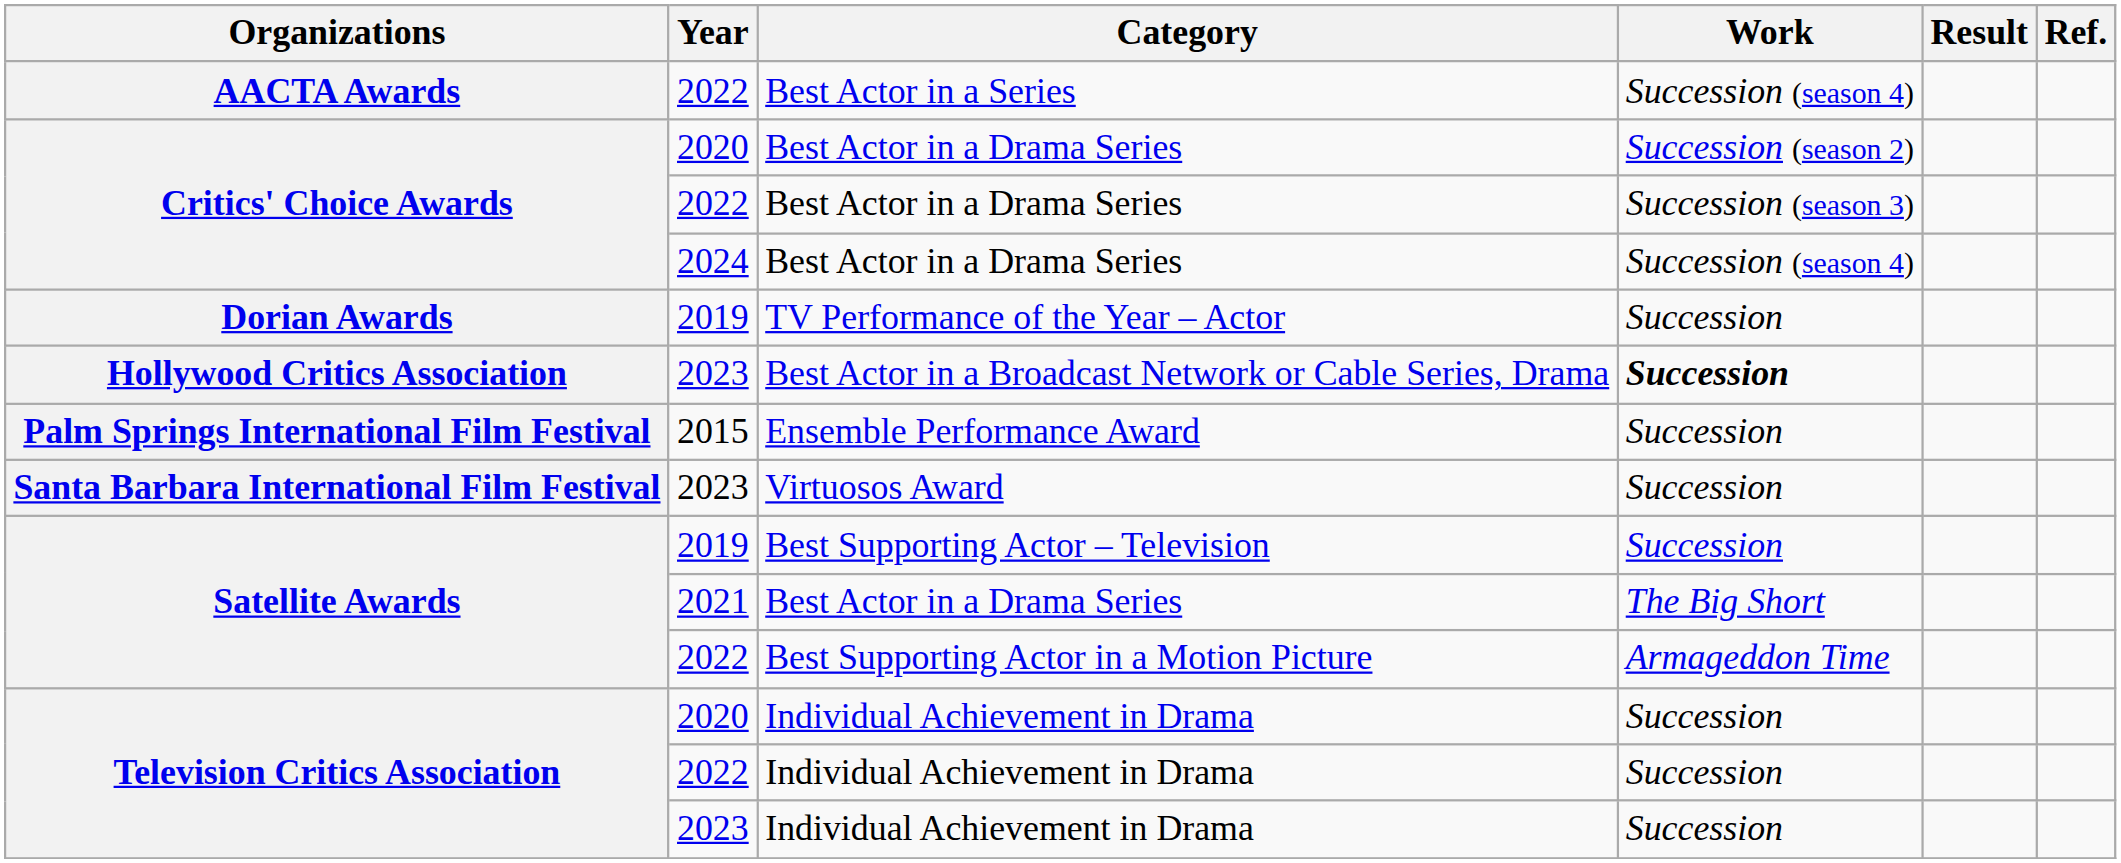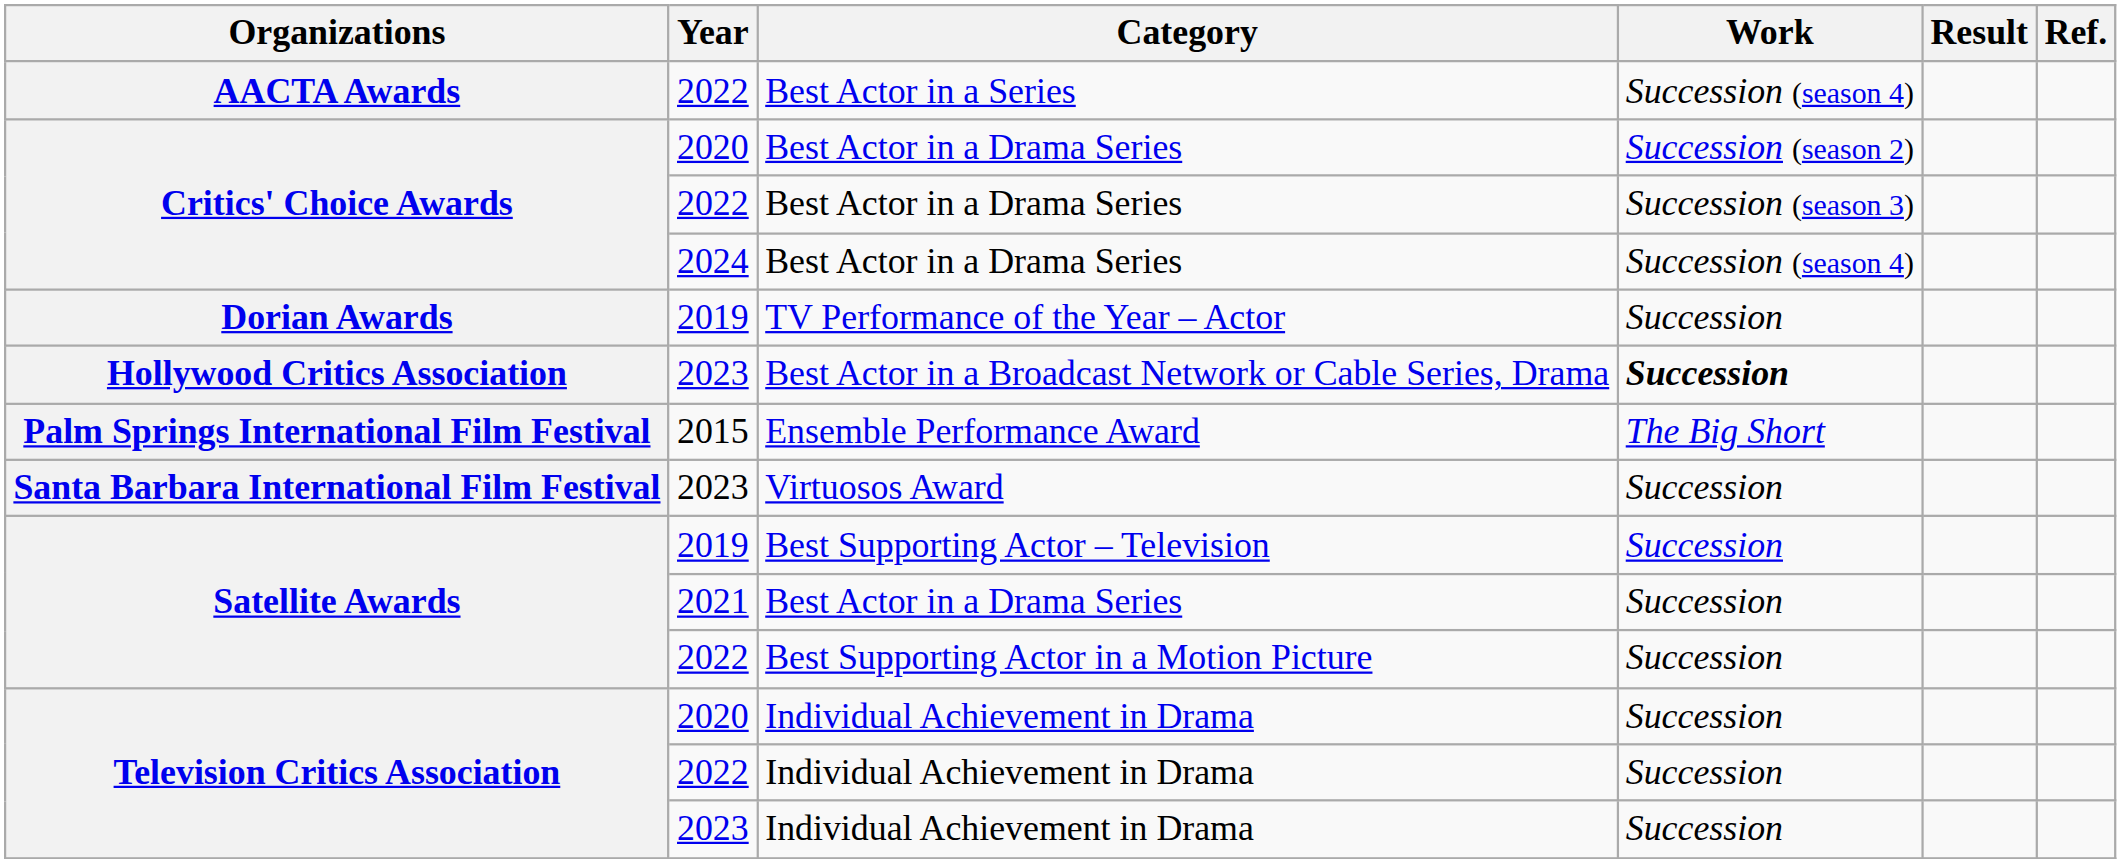(1704, 430) Succession -> (1725, 430) The Big Short
(1725, 601) The Big Short -> (1704, 601) Succession
(1758, 658) Armageddon Time -> (1704, 658) Succession
